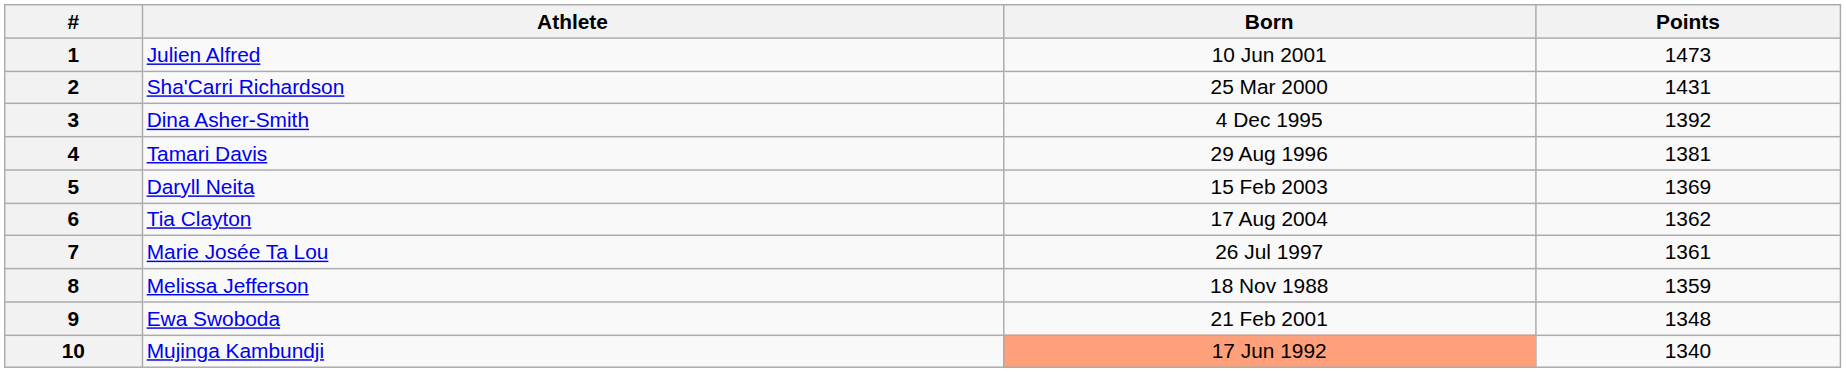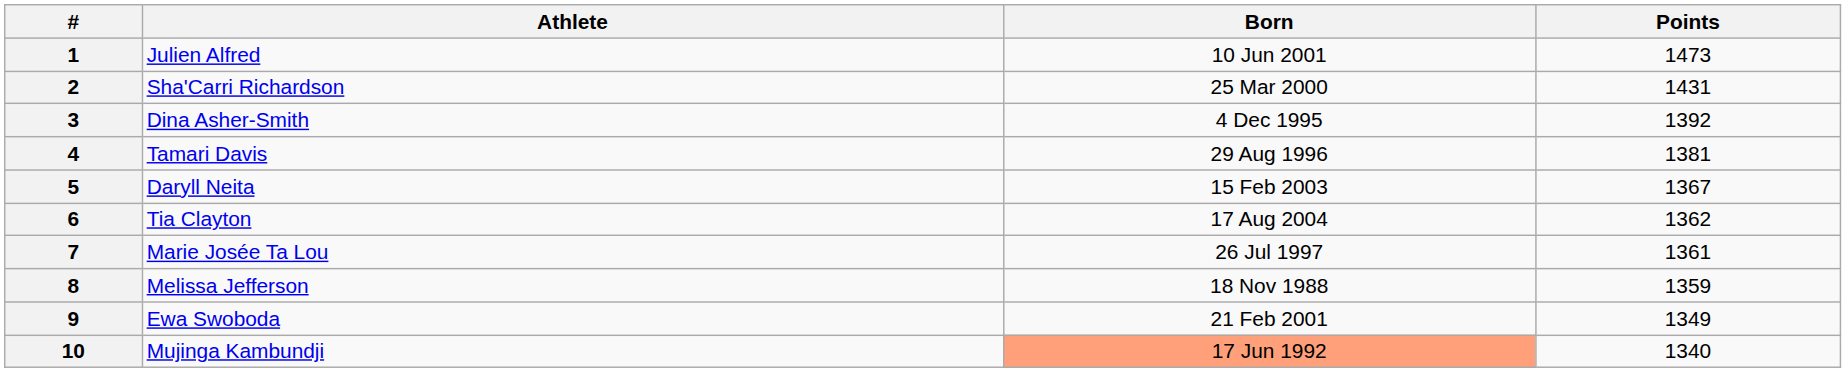(1688, 187) 1369 -> (1688, 187) 1367
(1688, 318) 1348 -> (1688, 318) 1349
